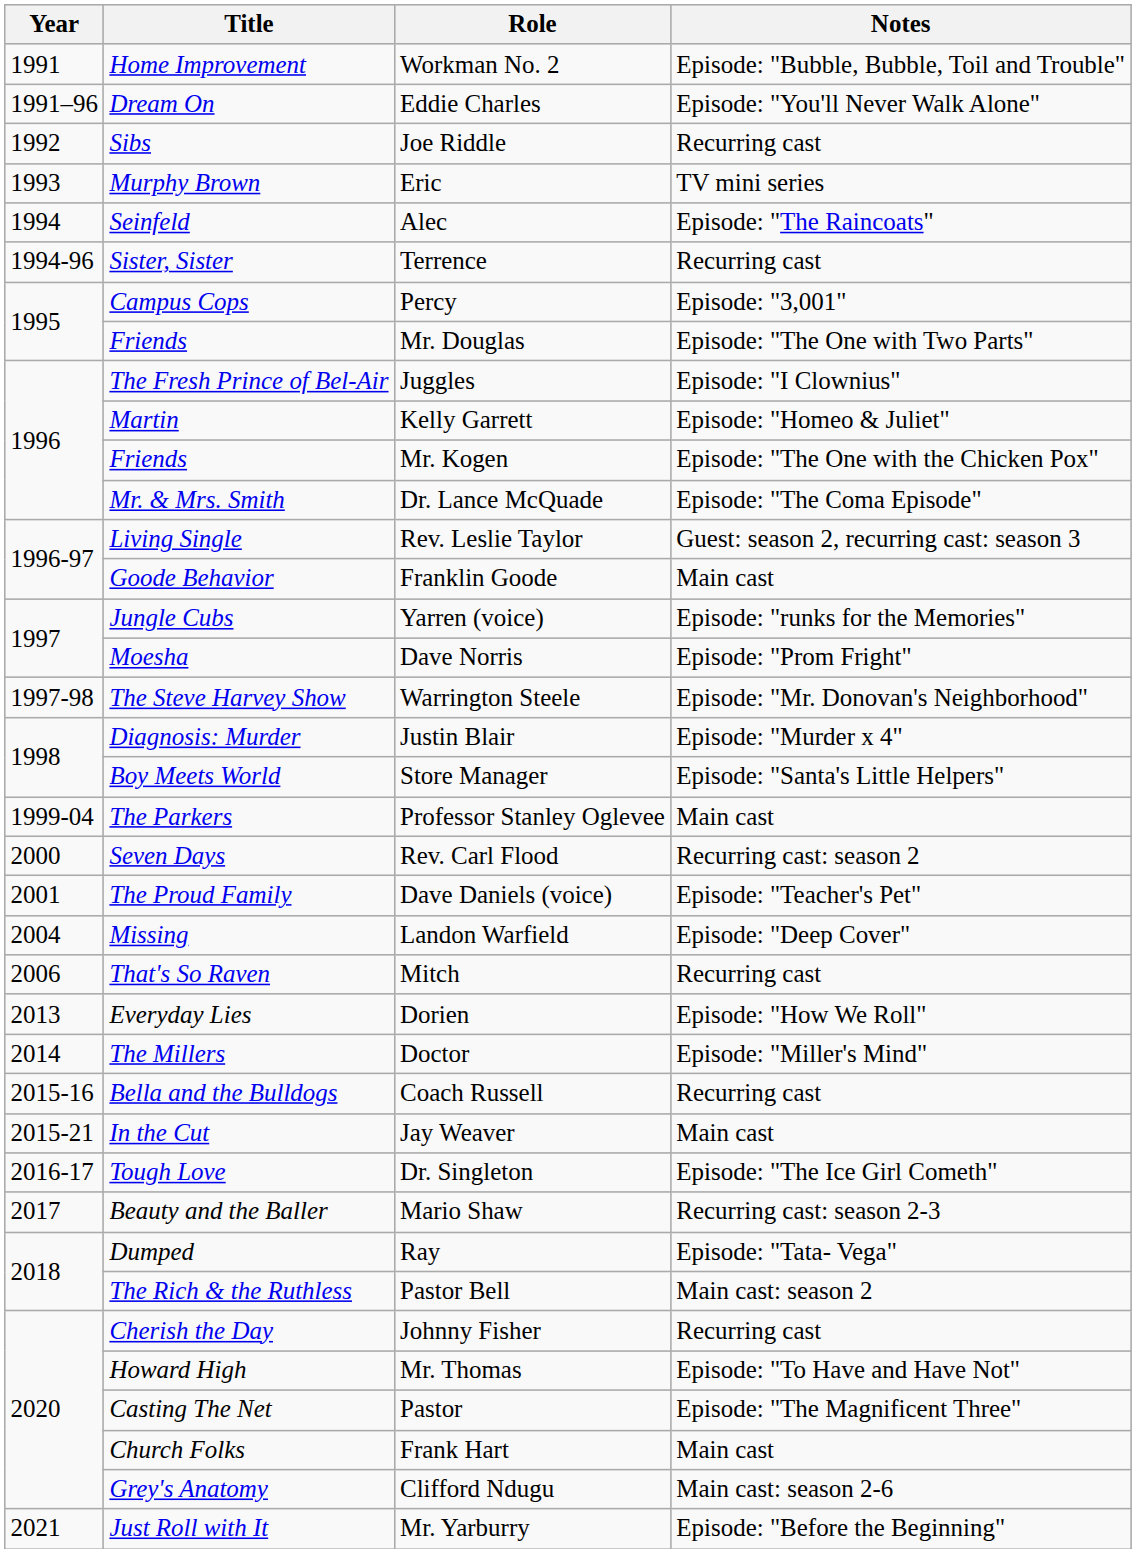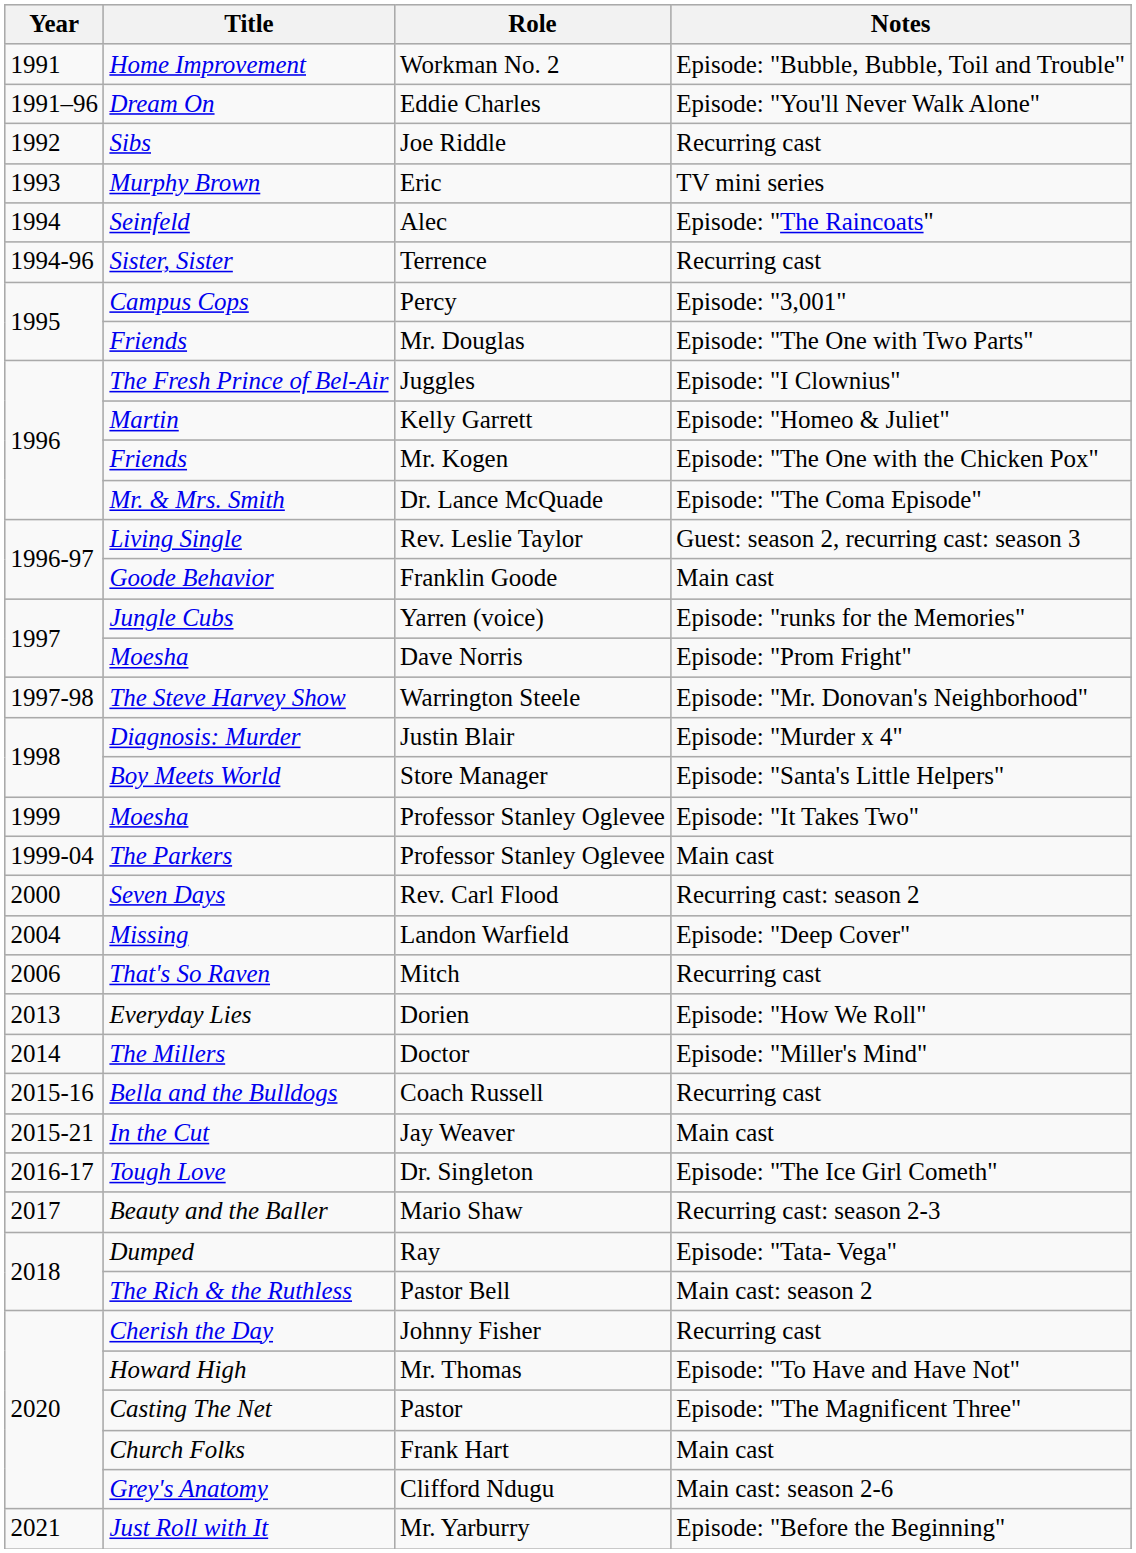+ row: (149, 815)
- row: (200, 895)
